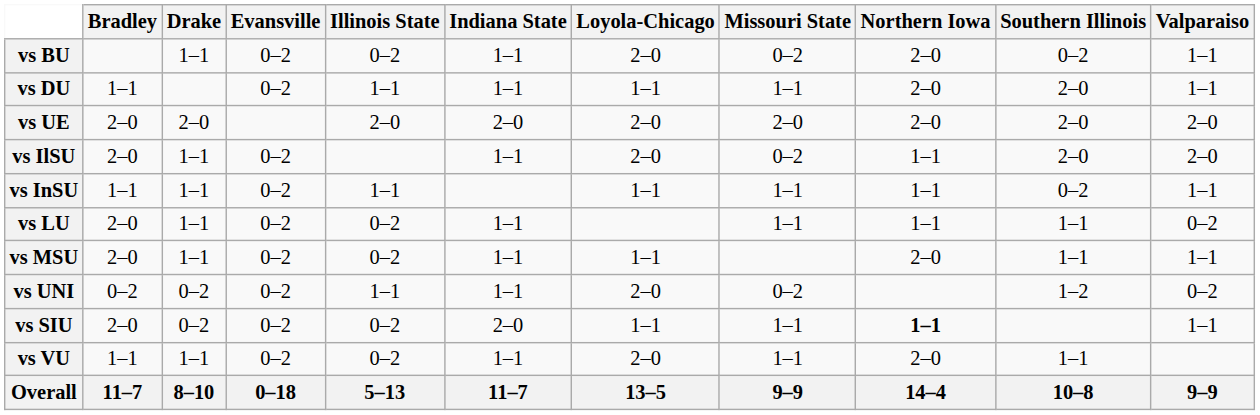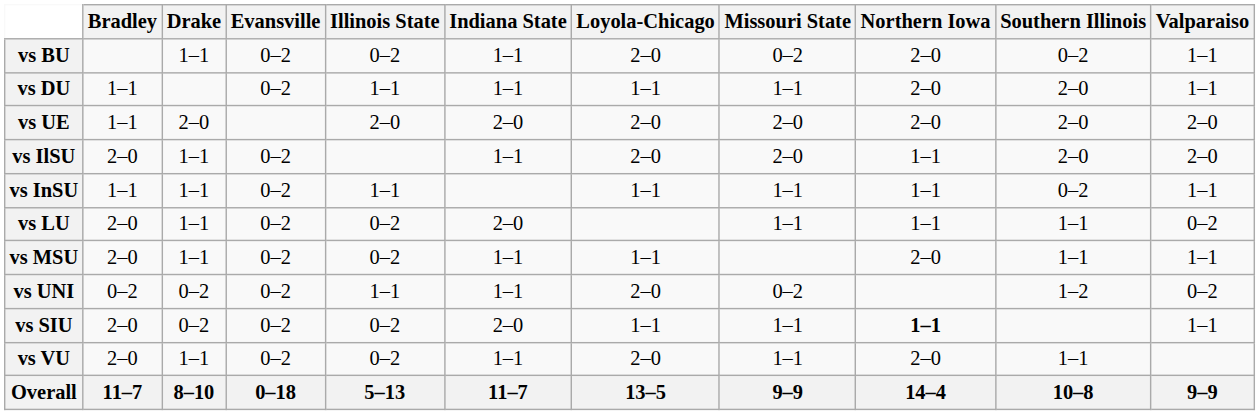(122, 122) 2–0 -> (122, 122) 1–1
(788, 156) 0–2 -> (788, 156) 2–0
(508, 224) 1–1 -> (508, 224) 2–0
(122, 359) 1–1 -> (122, 359) 2–0
